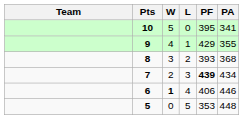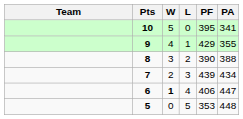(207, 59) 393 -> (207, 59) 390
(228, 59) 368 -> (228, 59) 388
(207, 75) bold -> (207, 75) normal
(228, 91) 446 -> (228, 91) 447
